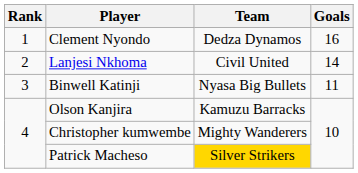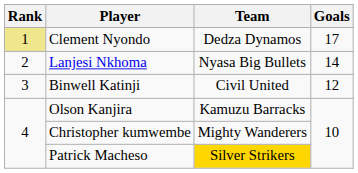(25, 39) no background -> (25, 39) khaki background
(332, 39) 16 -> (332, 39) 17
(252, 62) Civil United -> (252, 62) Nyasa Big Bullets
(252, 86) Nyasa Big Bullets -> (252, 86) Civil United
(332, 86) 11 -> (332, 86) 12
